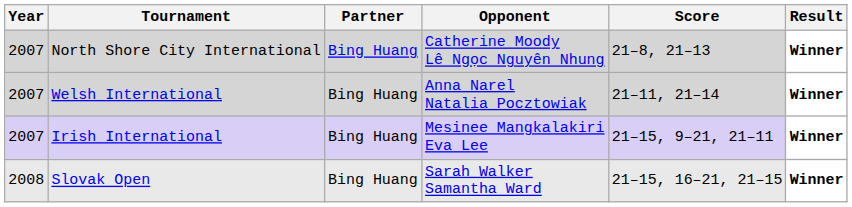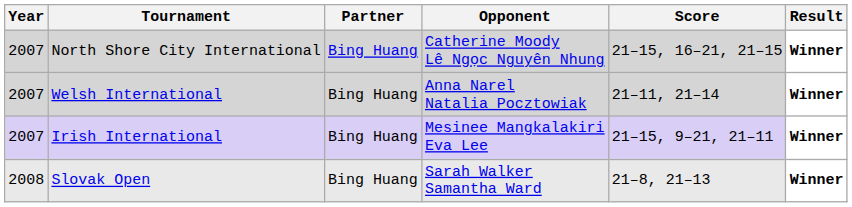(661, 51) 21–8, 21–13 -> (697, 51) 21–15, 16–21, 21–15
(697, 180) 21–15, 16–21, 21–15 -> (661, 180) 21–8, 21–13
